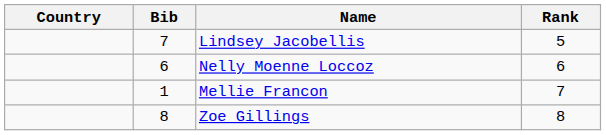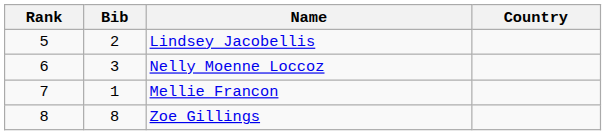columns swapped: (561, 17) <-> (69, 17)
(164, 42) 7 -> (115, 42) 2
(164, 67) 6 -> (115, 67) 3
